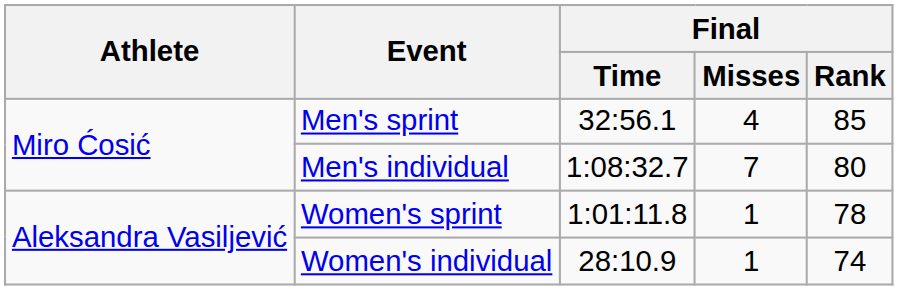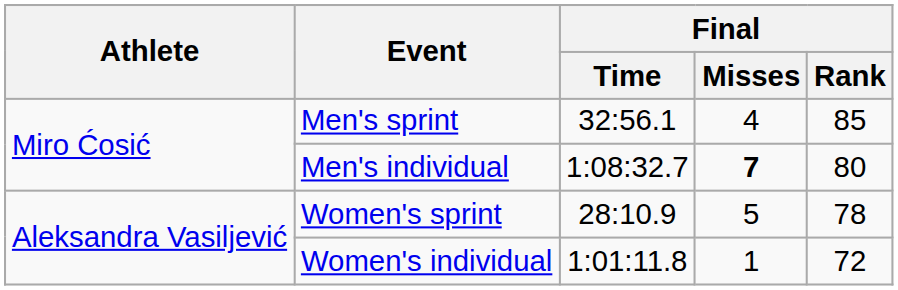(751, 168) normal -> (751, 168) bold
(627, 214) 1:01:11.8 -> (627, 214) 28:10.9
(751, 214) 1 -> (751, 214) 5
(627, 261) 28:10.9 -> (627, 261) 1:01:11.8
(850, 261) 74 -> (850, 261) 72
